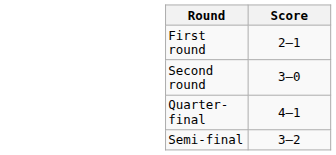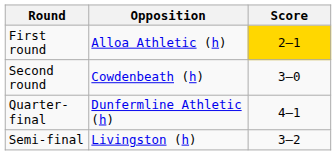+ column: (168, 15)
(289, 43) no background -> (289, 43) gold background
